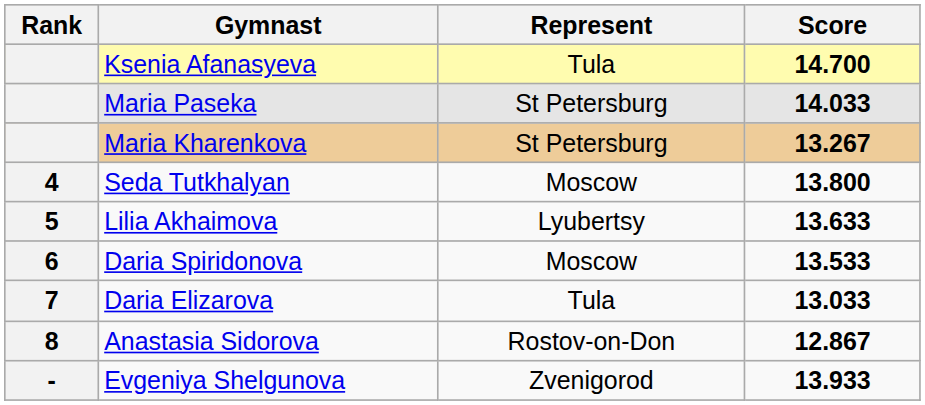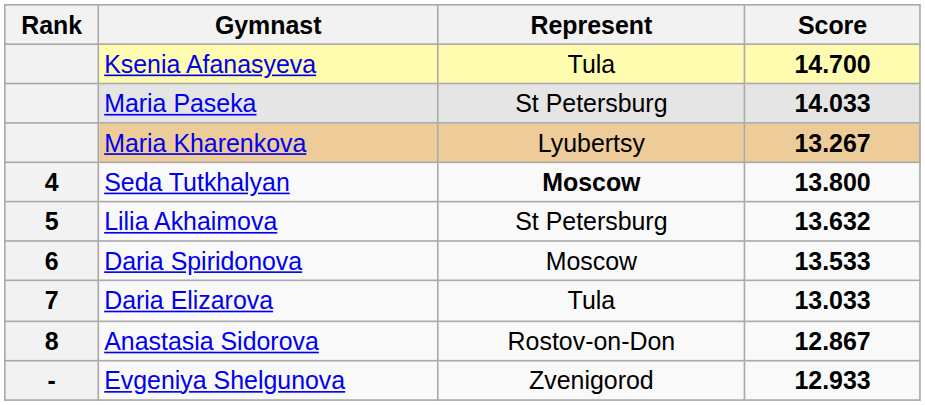(591, 143) St Petersburg -> (591, 143) Lyubertsy
(591, 183) normal -> (591, 183) bold
(591, 222) Lyubertsy -> (591, 222) St Petersburg
(833, 222) 13.633 -> (833, 222) 13.632
(833, 380) 13.933 -> (833, 380) 12.933
